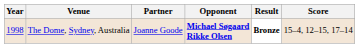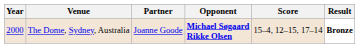columns swapped: (318, 12) <-> (267, 12)
(15, 31) 1998 -> (15, 31) 2000
